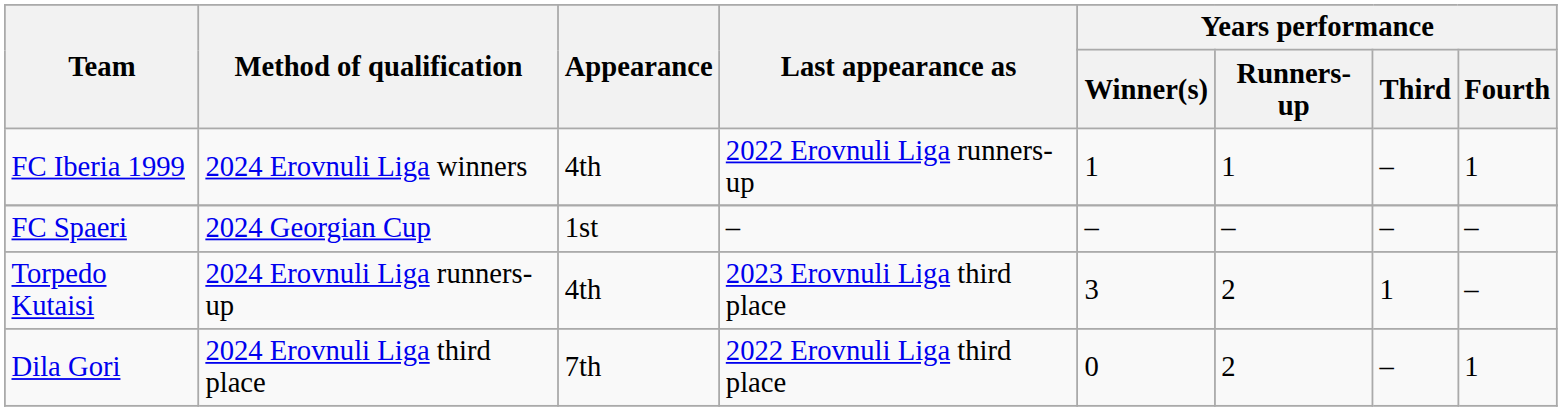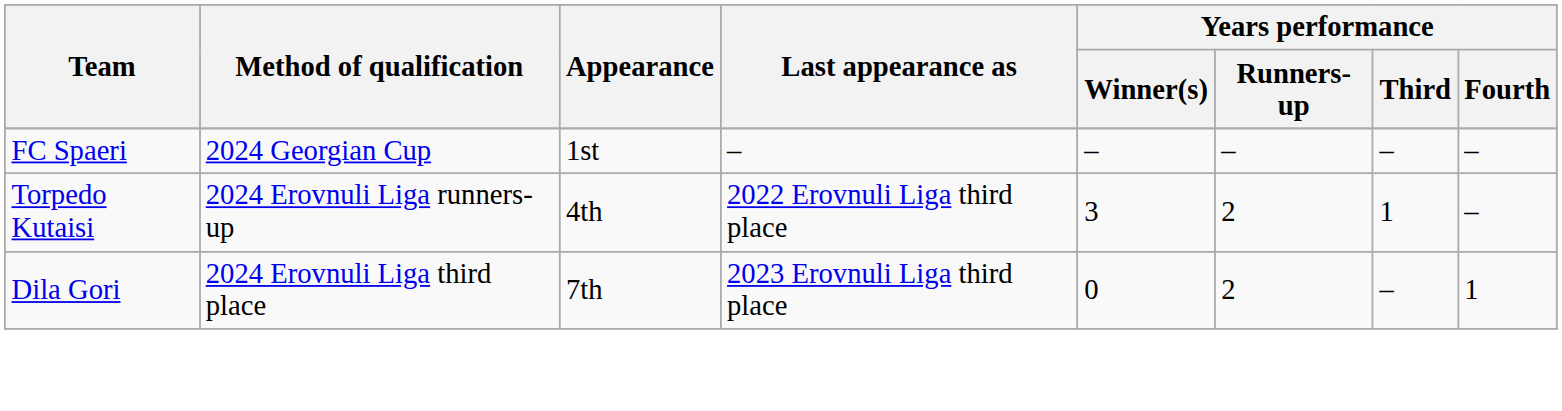- row: (98, 166)
(869, 289) 2023 Erovnuli Liga third place -> (870, 211) 2022 Erovnuli Liga third place
(869, 367) 2022 Erovnuli Liga third place -> (870, 289) 2023 Erovnuli Liga third place
